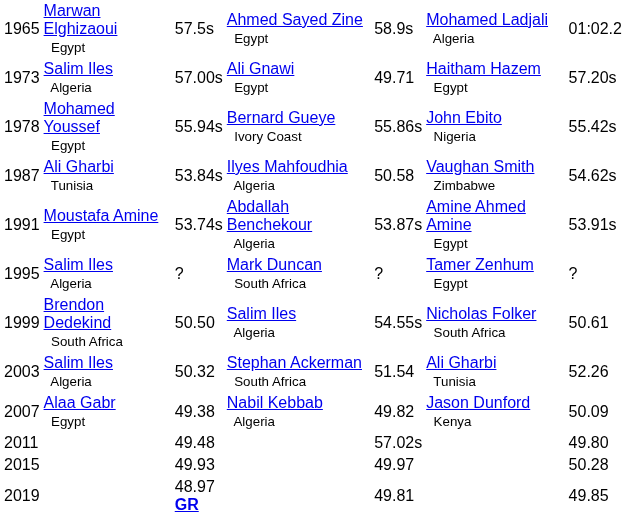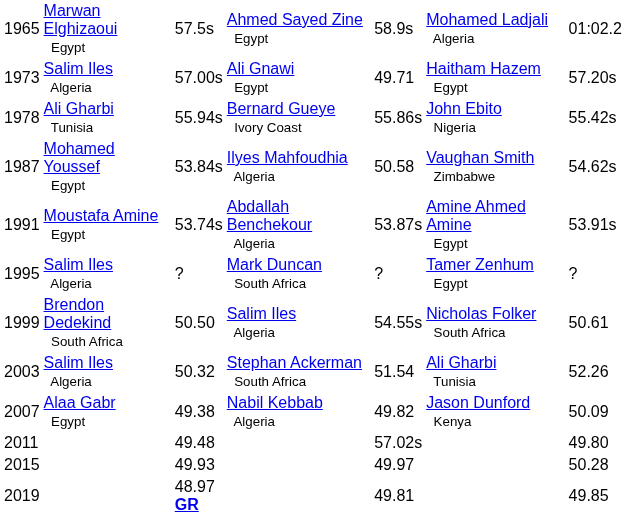(79, 126) Mohamed Youssef Egypt -> (79, 118) Ali Gharbi Tunisia
(79, 176) Ali Gharbi Tunisia -> (79, 166) Mohamed Youssef Egypt
